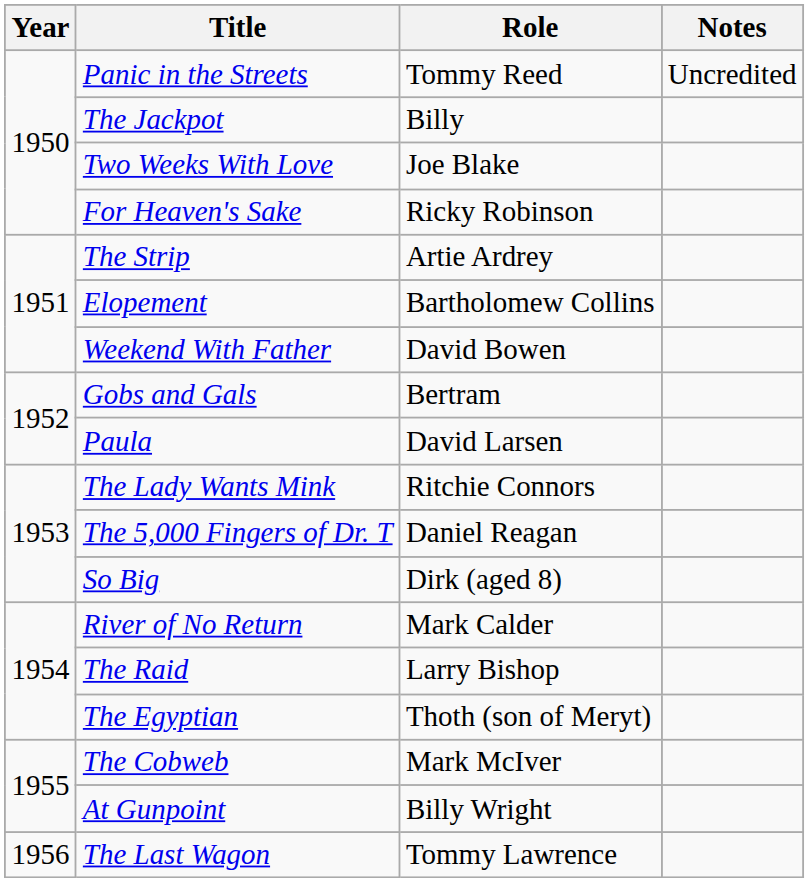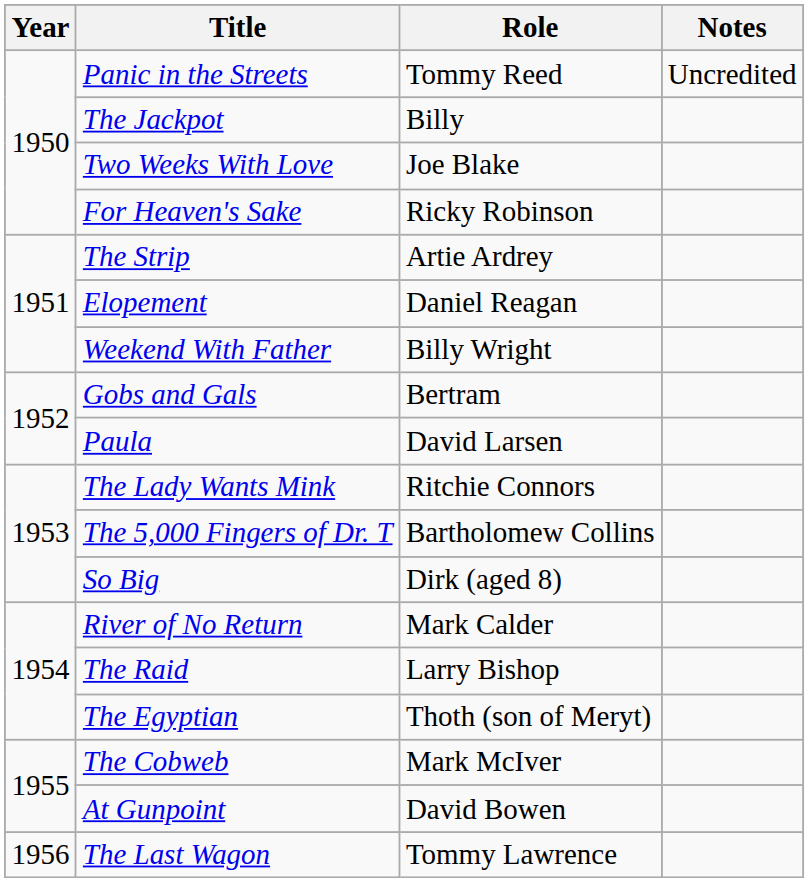(530, 303) Bartholomew Collins -> (492, 303) Daniel Reagan
(486, 348) David Bowen -> (479, 348) Billy Wright
(492, 532) Daniel Reagan -> (530, 532) Bartholomew Collins
(479, 808) Billy Wright -> (486, 808) David Bowen
